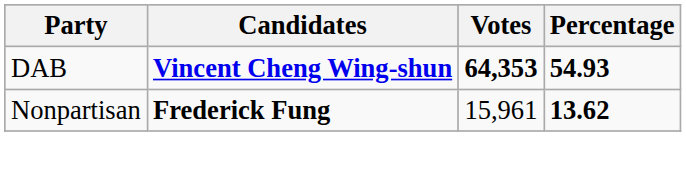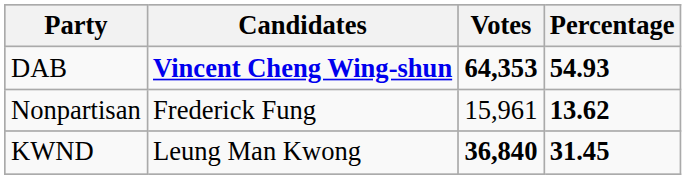(242, 109) bold -> (235, 109) normal
+ row: (52, 151)
